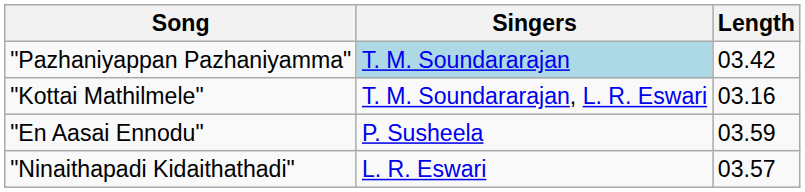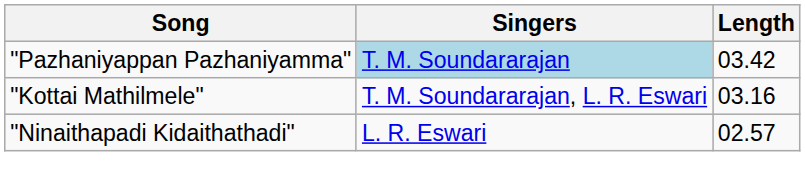- row: (107, 133)
(747, 170) 03.57 -> (747, 133) 02.57
